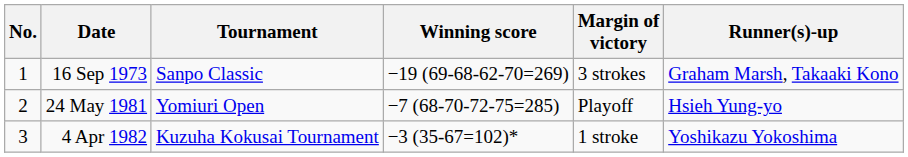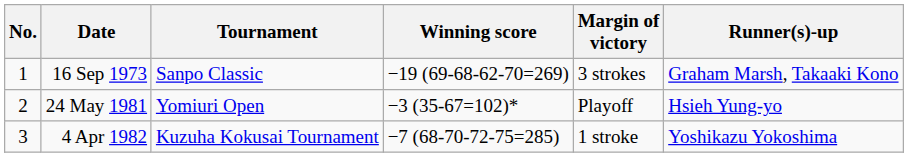(473, 105) −7 (68-70-72-75=285) -> (453, 105) −3 (35-67=102)*
(453, 136) −3 (35-67=102)* -> (473, 136) −7 (68-70-72-75=285)
